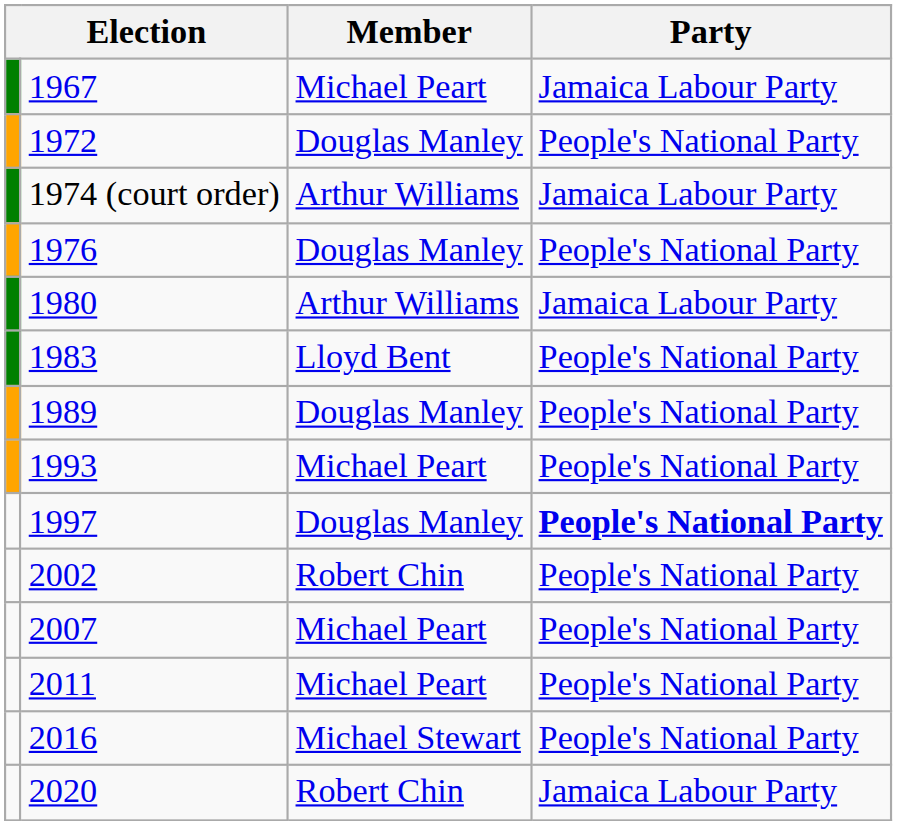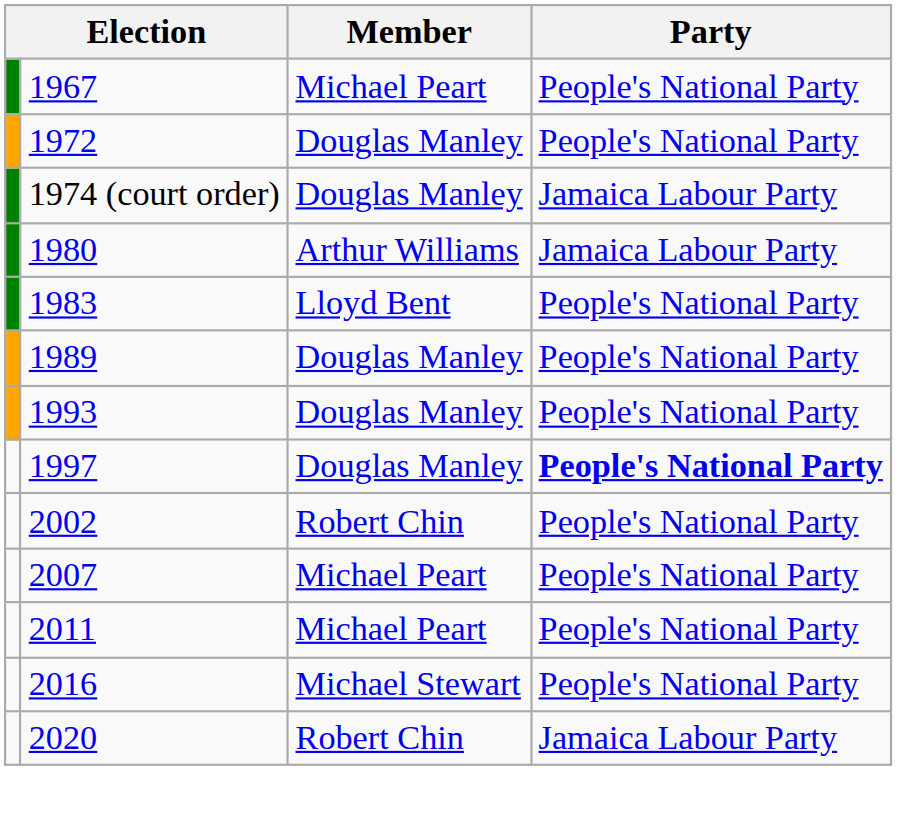(688, 85) Jamaica Labour Party -> (699, 85) People's National Party
(407, 194) Arthur Williams -> (409, 194) Douglas Manley
- row: (63, 248)
(391, 466) Michael Peart -> (409, 411) Douglas Manley
